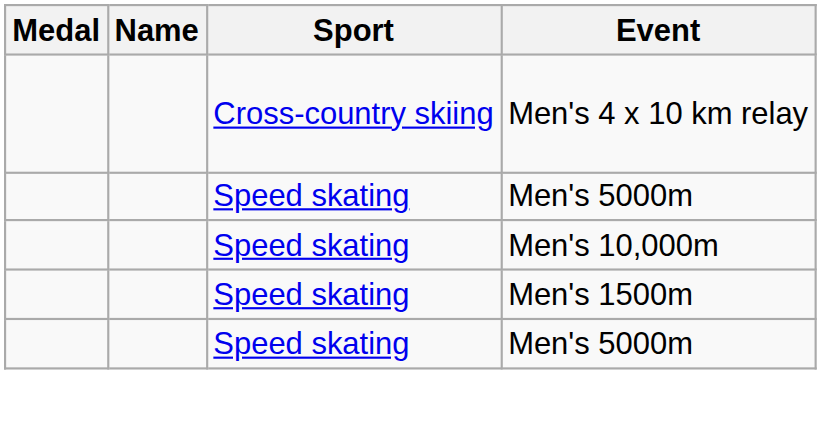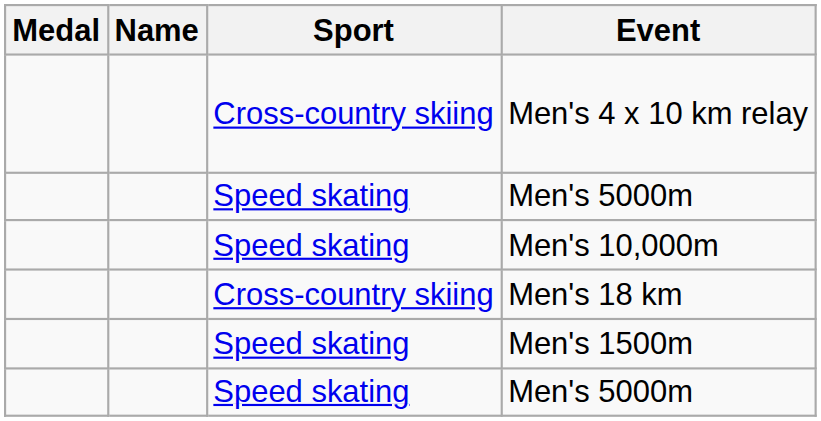+ row: (353, 294)
